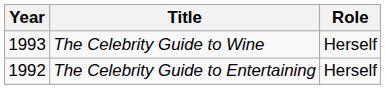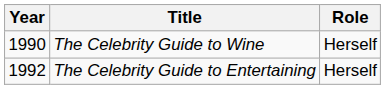(27, 44) 1993 -> (27, 44) 1990
